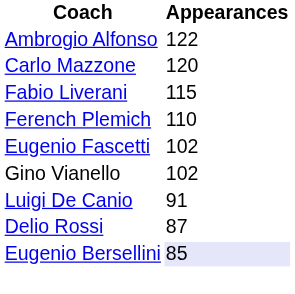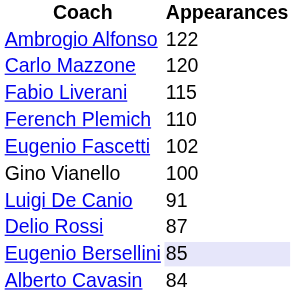(182, 173) 102 -> (182, 173) 100
+ row: (74, 280)
